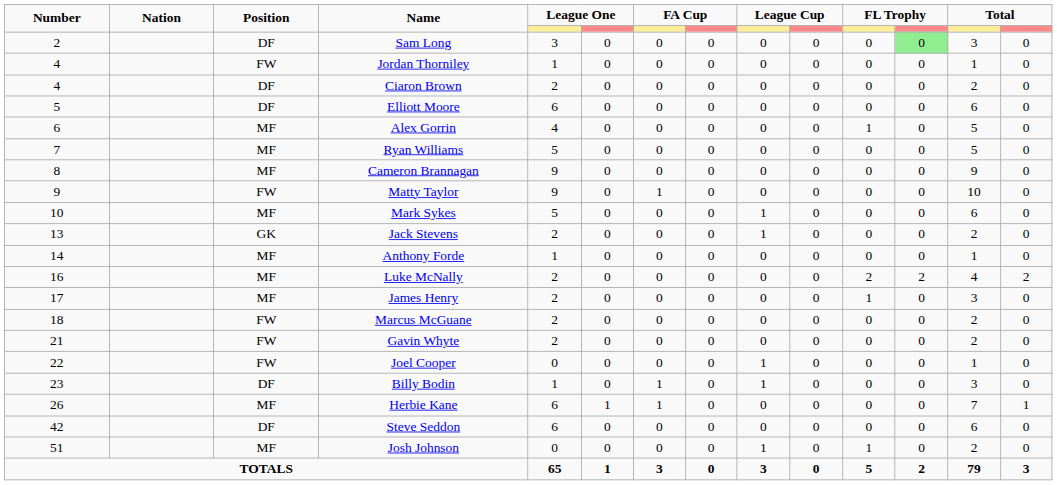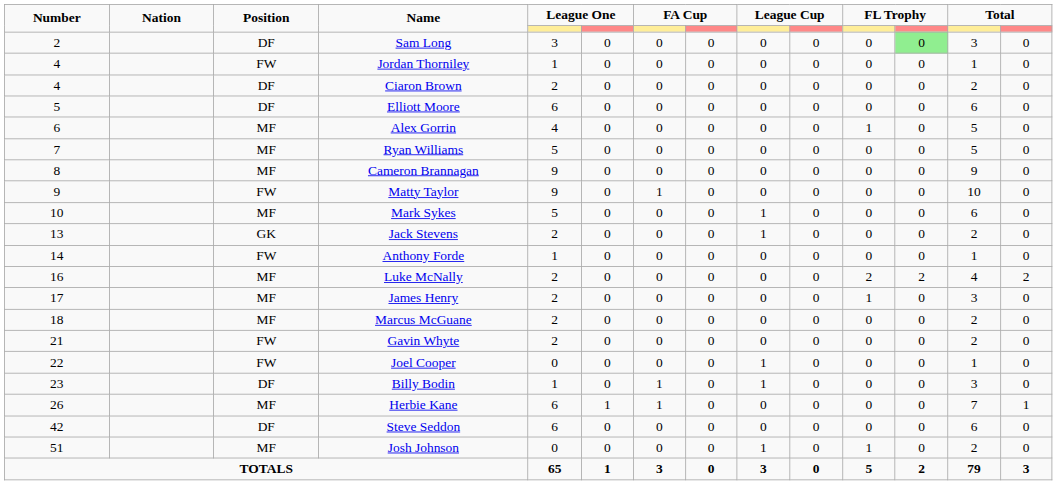(266, 255) MF -> (266, 255) FW
(266, 319) FW -> (266, 319) MF
